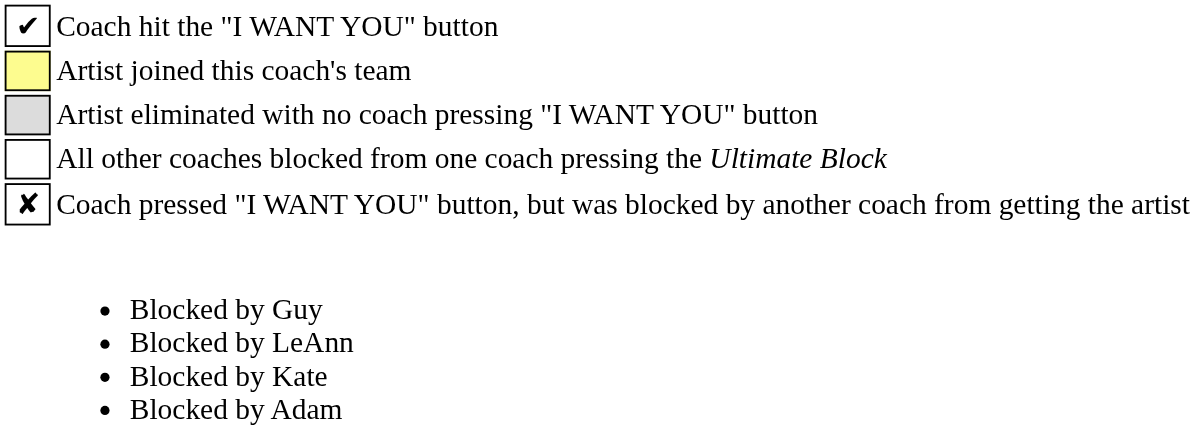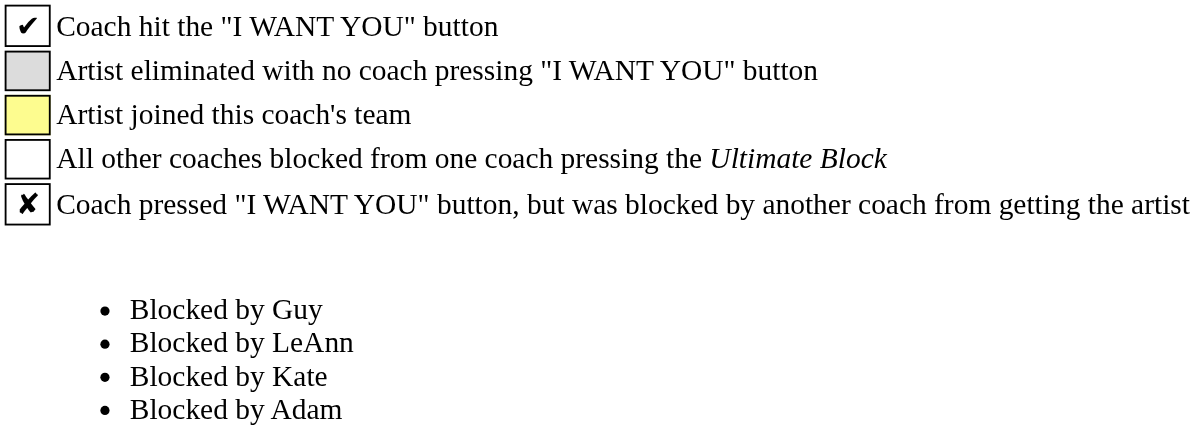rows swapped: (234, 70) <-> (437, 114)
